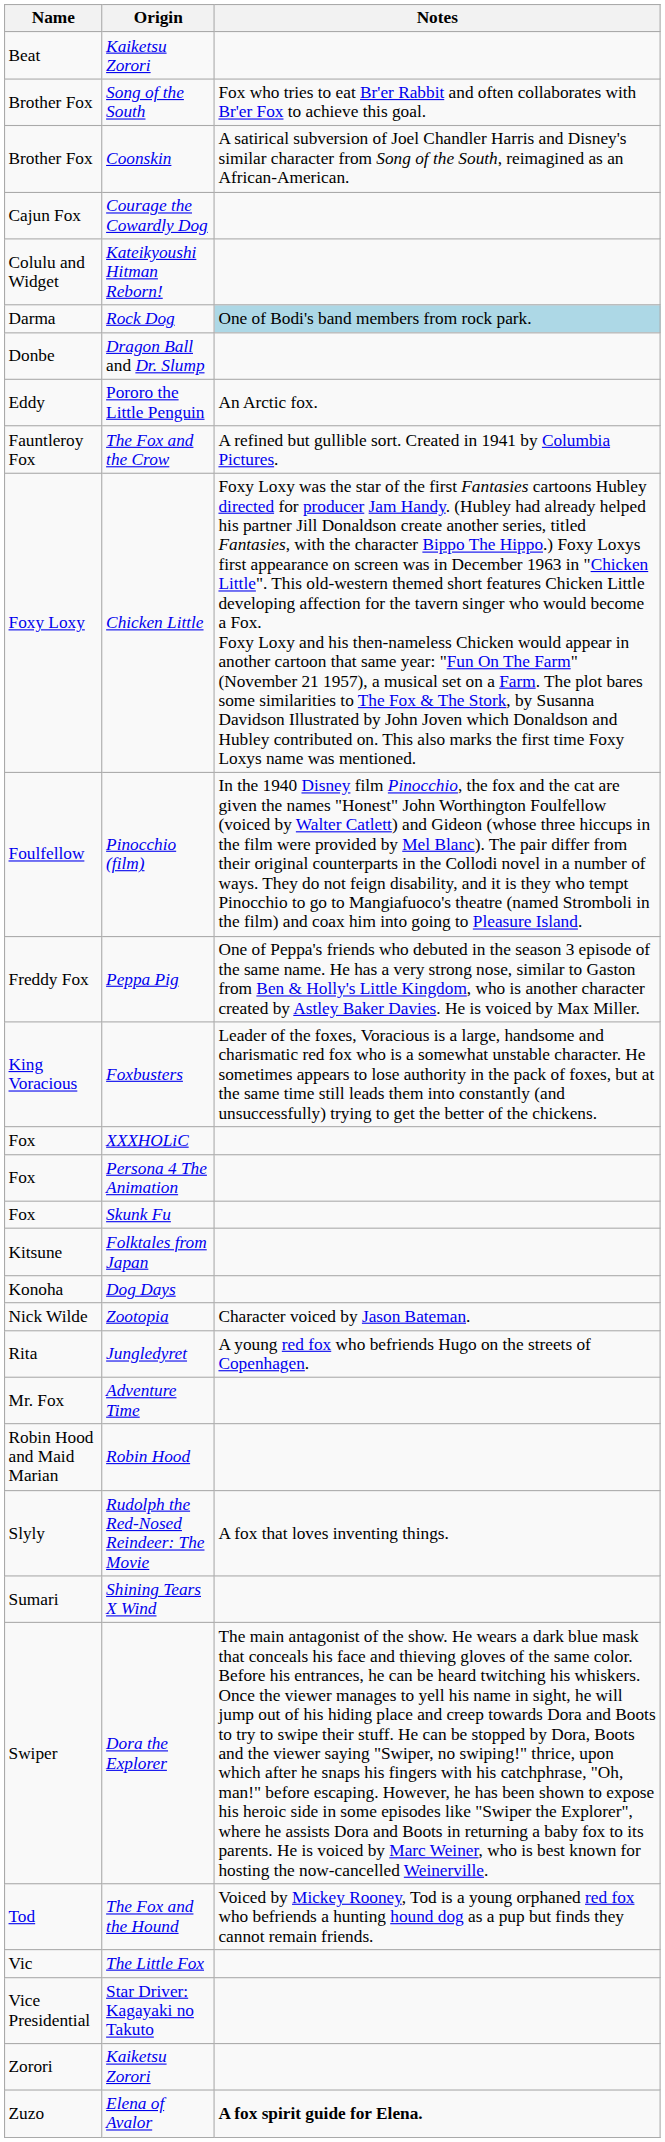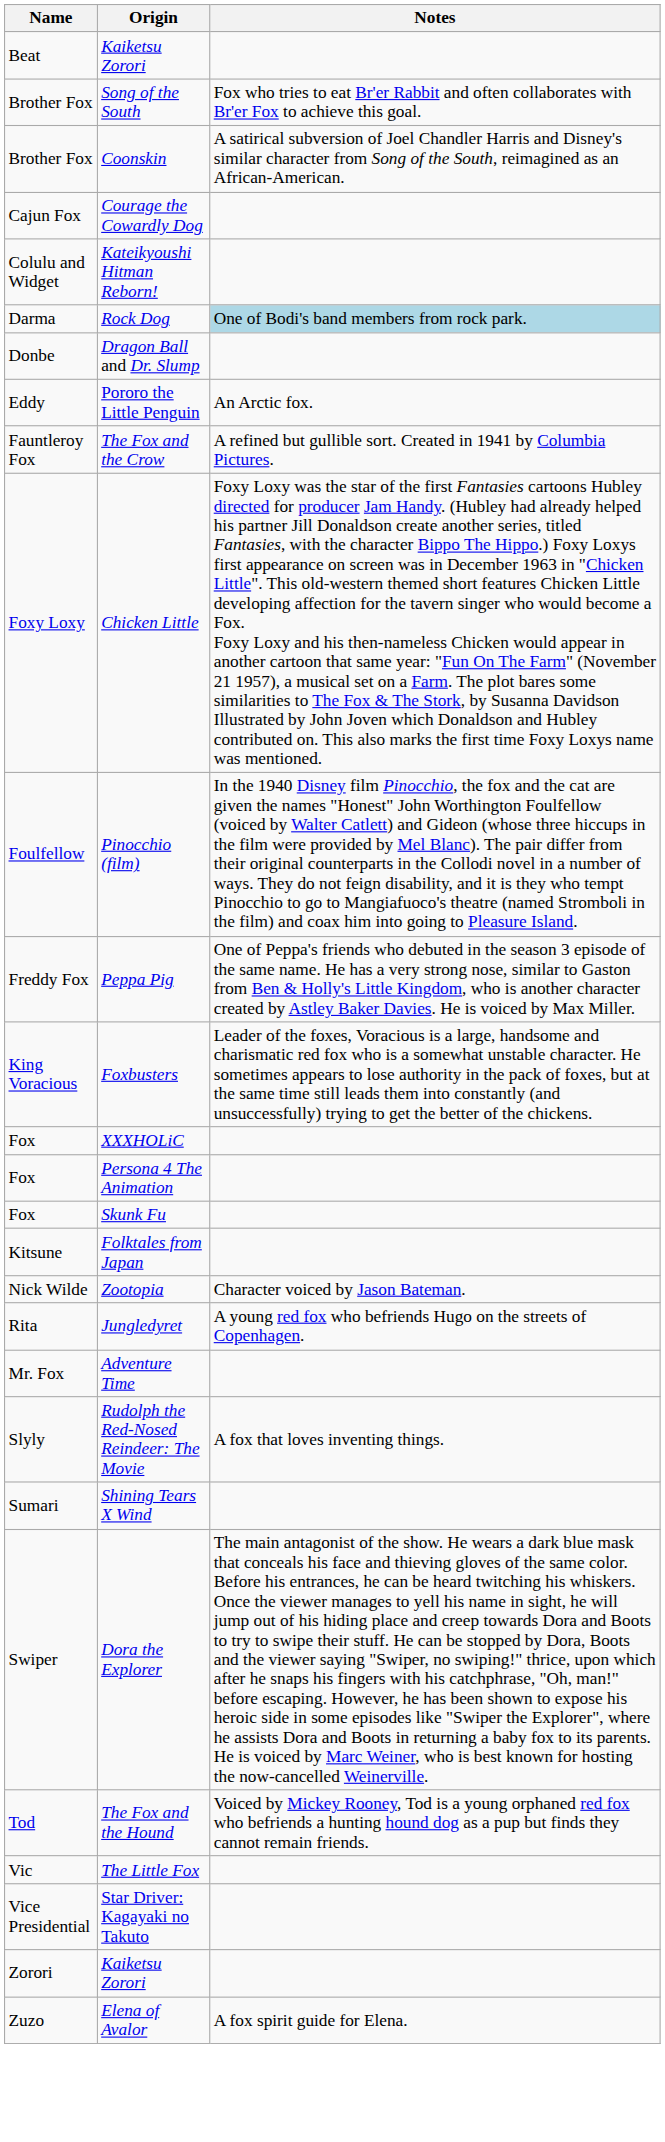- row: (36, 1289)
- row: (51, 1457)
(321, 2113) bold -> (311, 2019) normal
